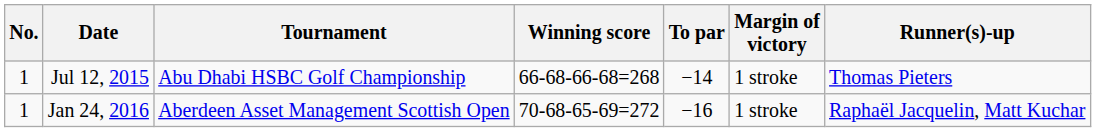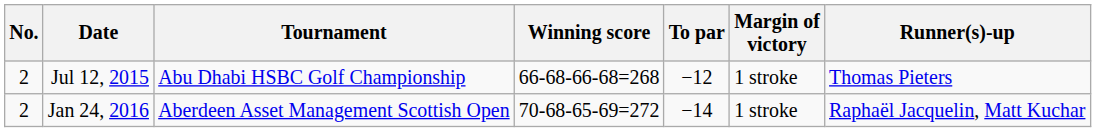(24, 77) 1 -> (24, 77) 2
(697, 77) −14 -> (697, 77) −12
(24, 110) 1 -> (24, 110) 2
(697, 110) −16 -> (697, 110) −14
